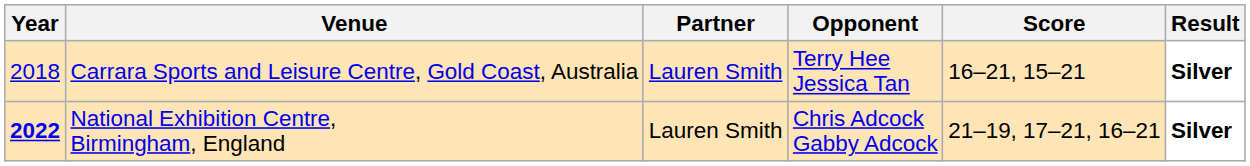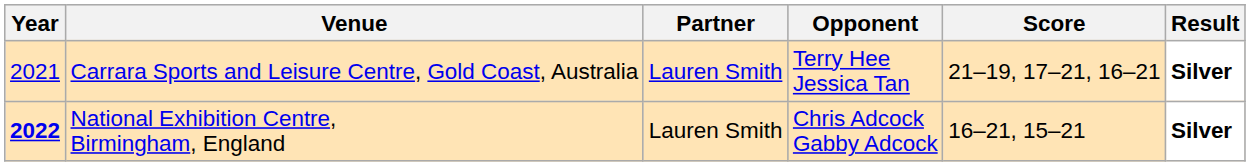(35, 71) 2018 -> (35, 71) 2021
(1017, 71) 16–21, 15–21 -> (1054, 71) 21–19, 17–21, 16–21
(1054, 131) 21–19, 17–21, 16–21 -> (1017, 131) 16–21, 15–21
